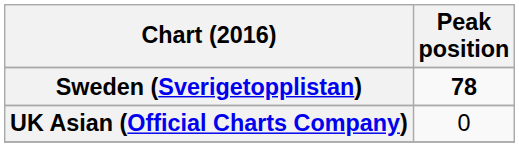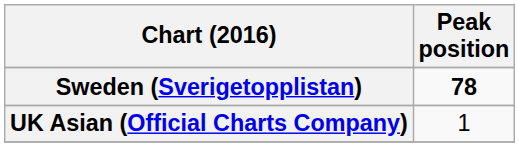(464, 123) 0 -> (464, 123) 1
